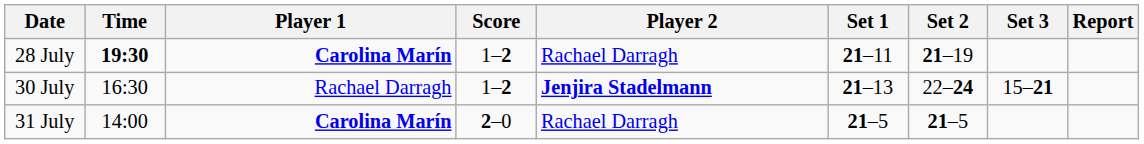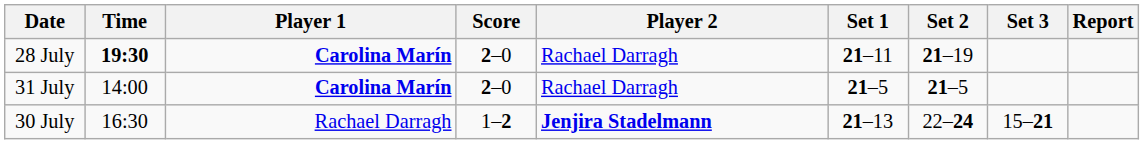(496, 55) 1–2 -> (496, 55) 2–0
rows swapped: (45, 88) <-> (45, 122)
